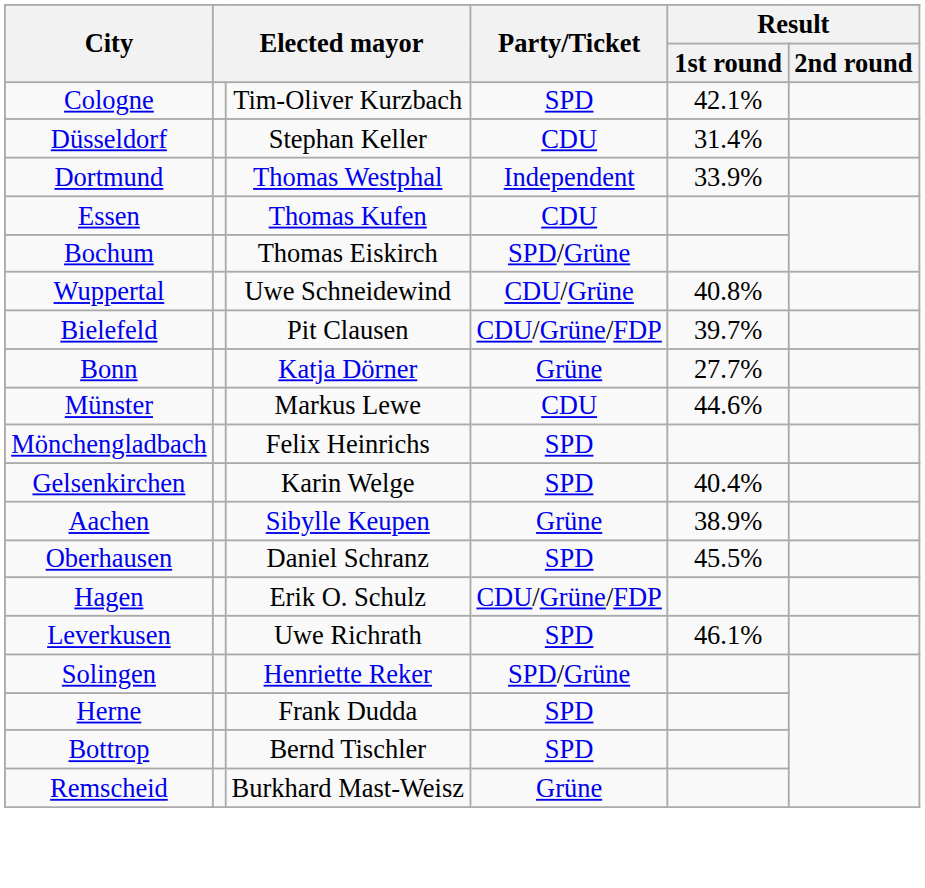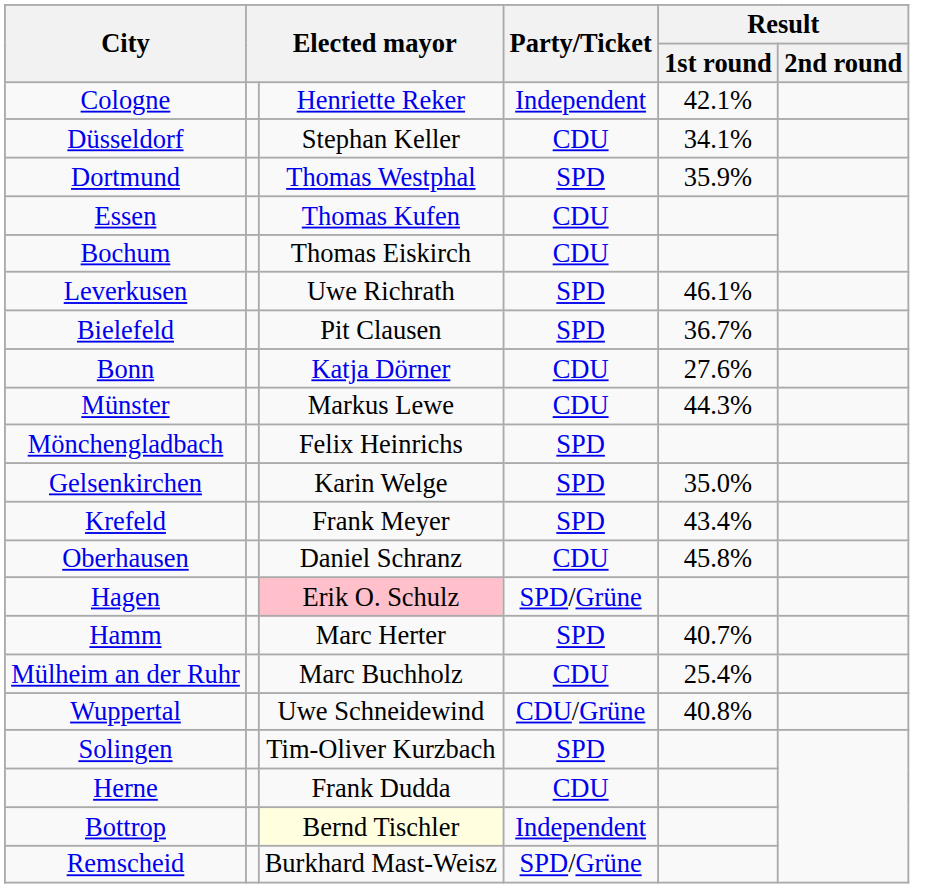(348, 101) Tim-Oliver Kurzbach -> (381, 101) Henriette Reker
(569, 101) SPD -> (581, 101) Independent
(728, 139) 31.4% -> (718, 139) 34.1%
(569, 177) Independent -> (581, 177) SPD
(728, 177) 33.9% -> (718, 177) 35.9%
(569, 253) SPD/Grüne -> (581, 253) CDU
rows swapped: (109, 292) <-> (109, 635)
(569, 330) CDU/Grüne/FDP -> (581, 330) SPD
(728, 330) 39.7% -> (718, 330) 36.7%
(569, 368) Grüne -> (581, 368) CDU
(728, 368) 27.7% -> (718, 368) 27.6%
(728, 406) 44.6% -> (718, 406) 44.3%
(728, 483) 40.4% -> (718, 483) 35.0%
- row: (109, 521)
+ row: (125, 521)
(569, 559) SPD -> (581, 559) CDU
(728, 559) 45.5% -> (718, 559) 45.8%
(348, 597) no background -> (381, 597) pink background
(569, 597) CDU/Grüne/FDP -> (581, 597) SPD/Grüne
+ row: (125, 635)
+ row: (125, 673)
(348, 673) Henriette Reker -> (381, 750) Tim-Oliver Kurzbach
(569, 673) SPD/Grüne -> (581, 750) SPD
(569, 712) SPD -> (581, 788) CDU
(348, 750) no background -> (381, 826) lightyellow background
(569, 750) SPD -> (581, 826) Independent
(569, 788) Grüne -> (581, 864) SPD/Grüne
